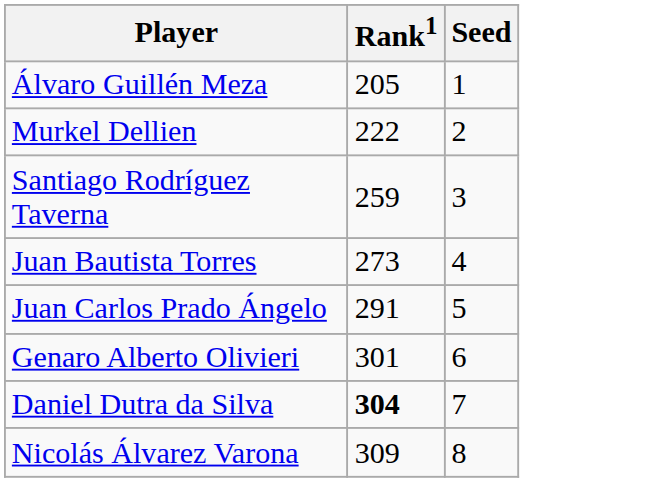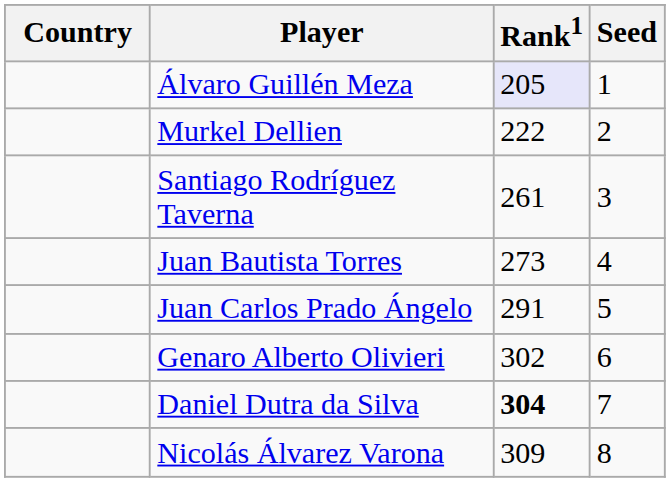+ column: (78, 32)
(377, 84) no background -> (523, 84) lavender background
(377, 196) 259 -> (523, 196) 261
(377, 356) 301 -> (523, 356) 302
